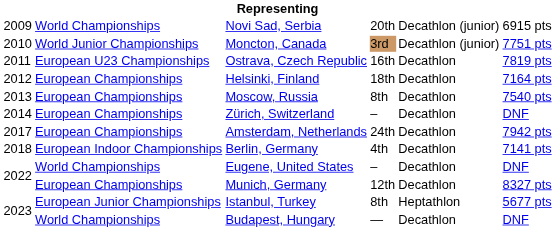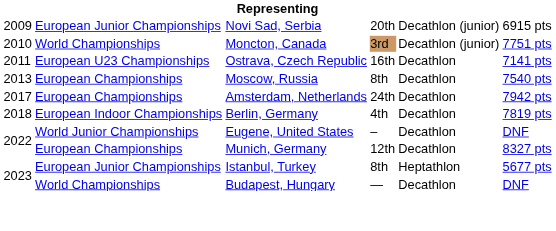(98, 26) World Championships -> (128, 26) European Junior Championships
(117, 43) World Junior Championships -> (98, 43) World Championships
(527, 61) 7819 pts -> (527, 61) 7141 pts
- row: (272, 79)
- row: (280, 114)
(527, 149) 7141 pts -> (527, 114) 7819 pts
(98, 167) World Championships -> (117, 131) World Junior Championships
